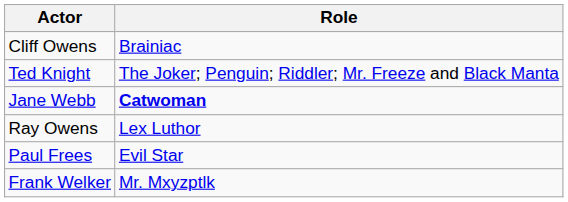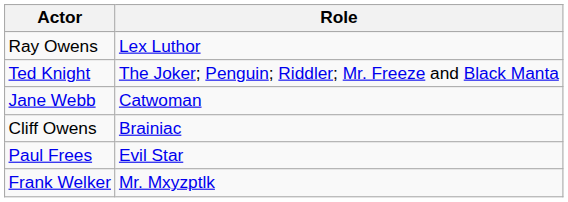rows swapped: (53, 127) <-> (53, 45)
(163, 100) bold -> (160, 100) normal
